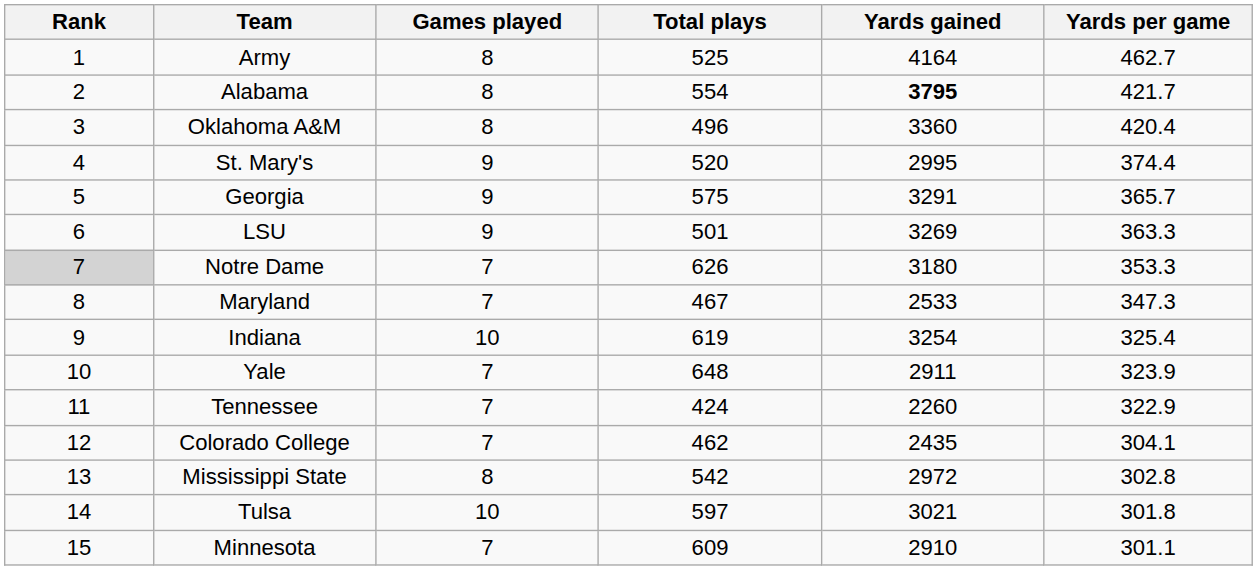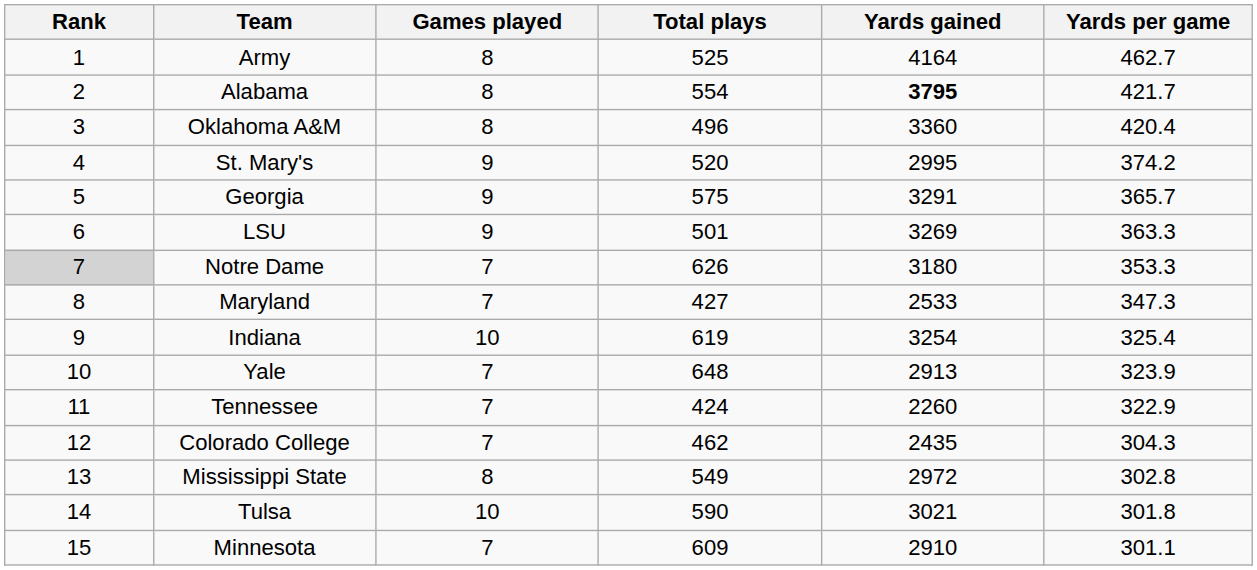(1148, 162) 374.4 -> (1148, 162) 374.2
(710, 302) 467 -> (710, 302) 427
(933, 372) 2911 -> (933, 372) 2913
(1148, 442) 304.1 -> (1148, 442) 304.3
(710, 477) 542 -> (710, 477) 549
(710, 512) 597 -> (710, 512) 590
